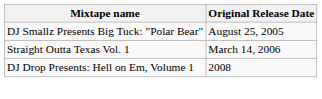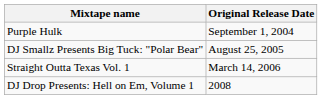+ row: (35, 31)
